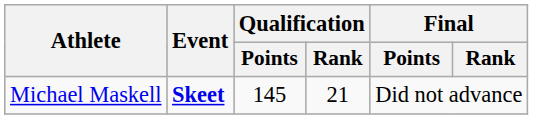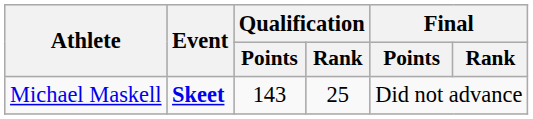(269, 95) 145 -> (269, 95) 143
(338, 95) 21 -> (338, 95) 25
